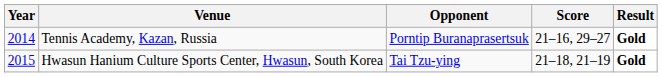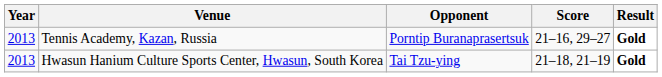(21, 38) 2014 -> (21, 38) 2013
(21, 61) 2015 -> (21, 61) 2013
